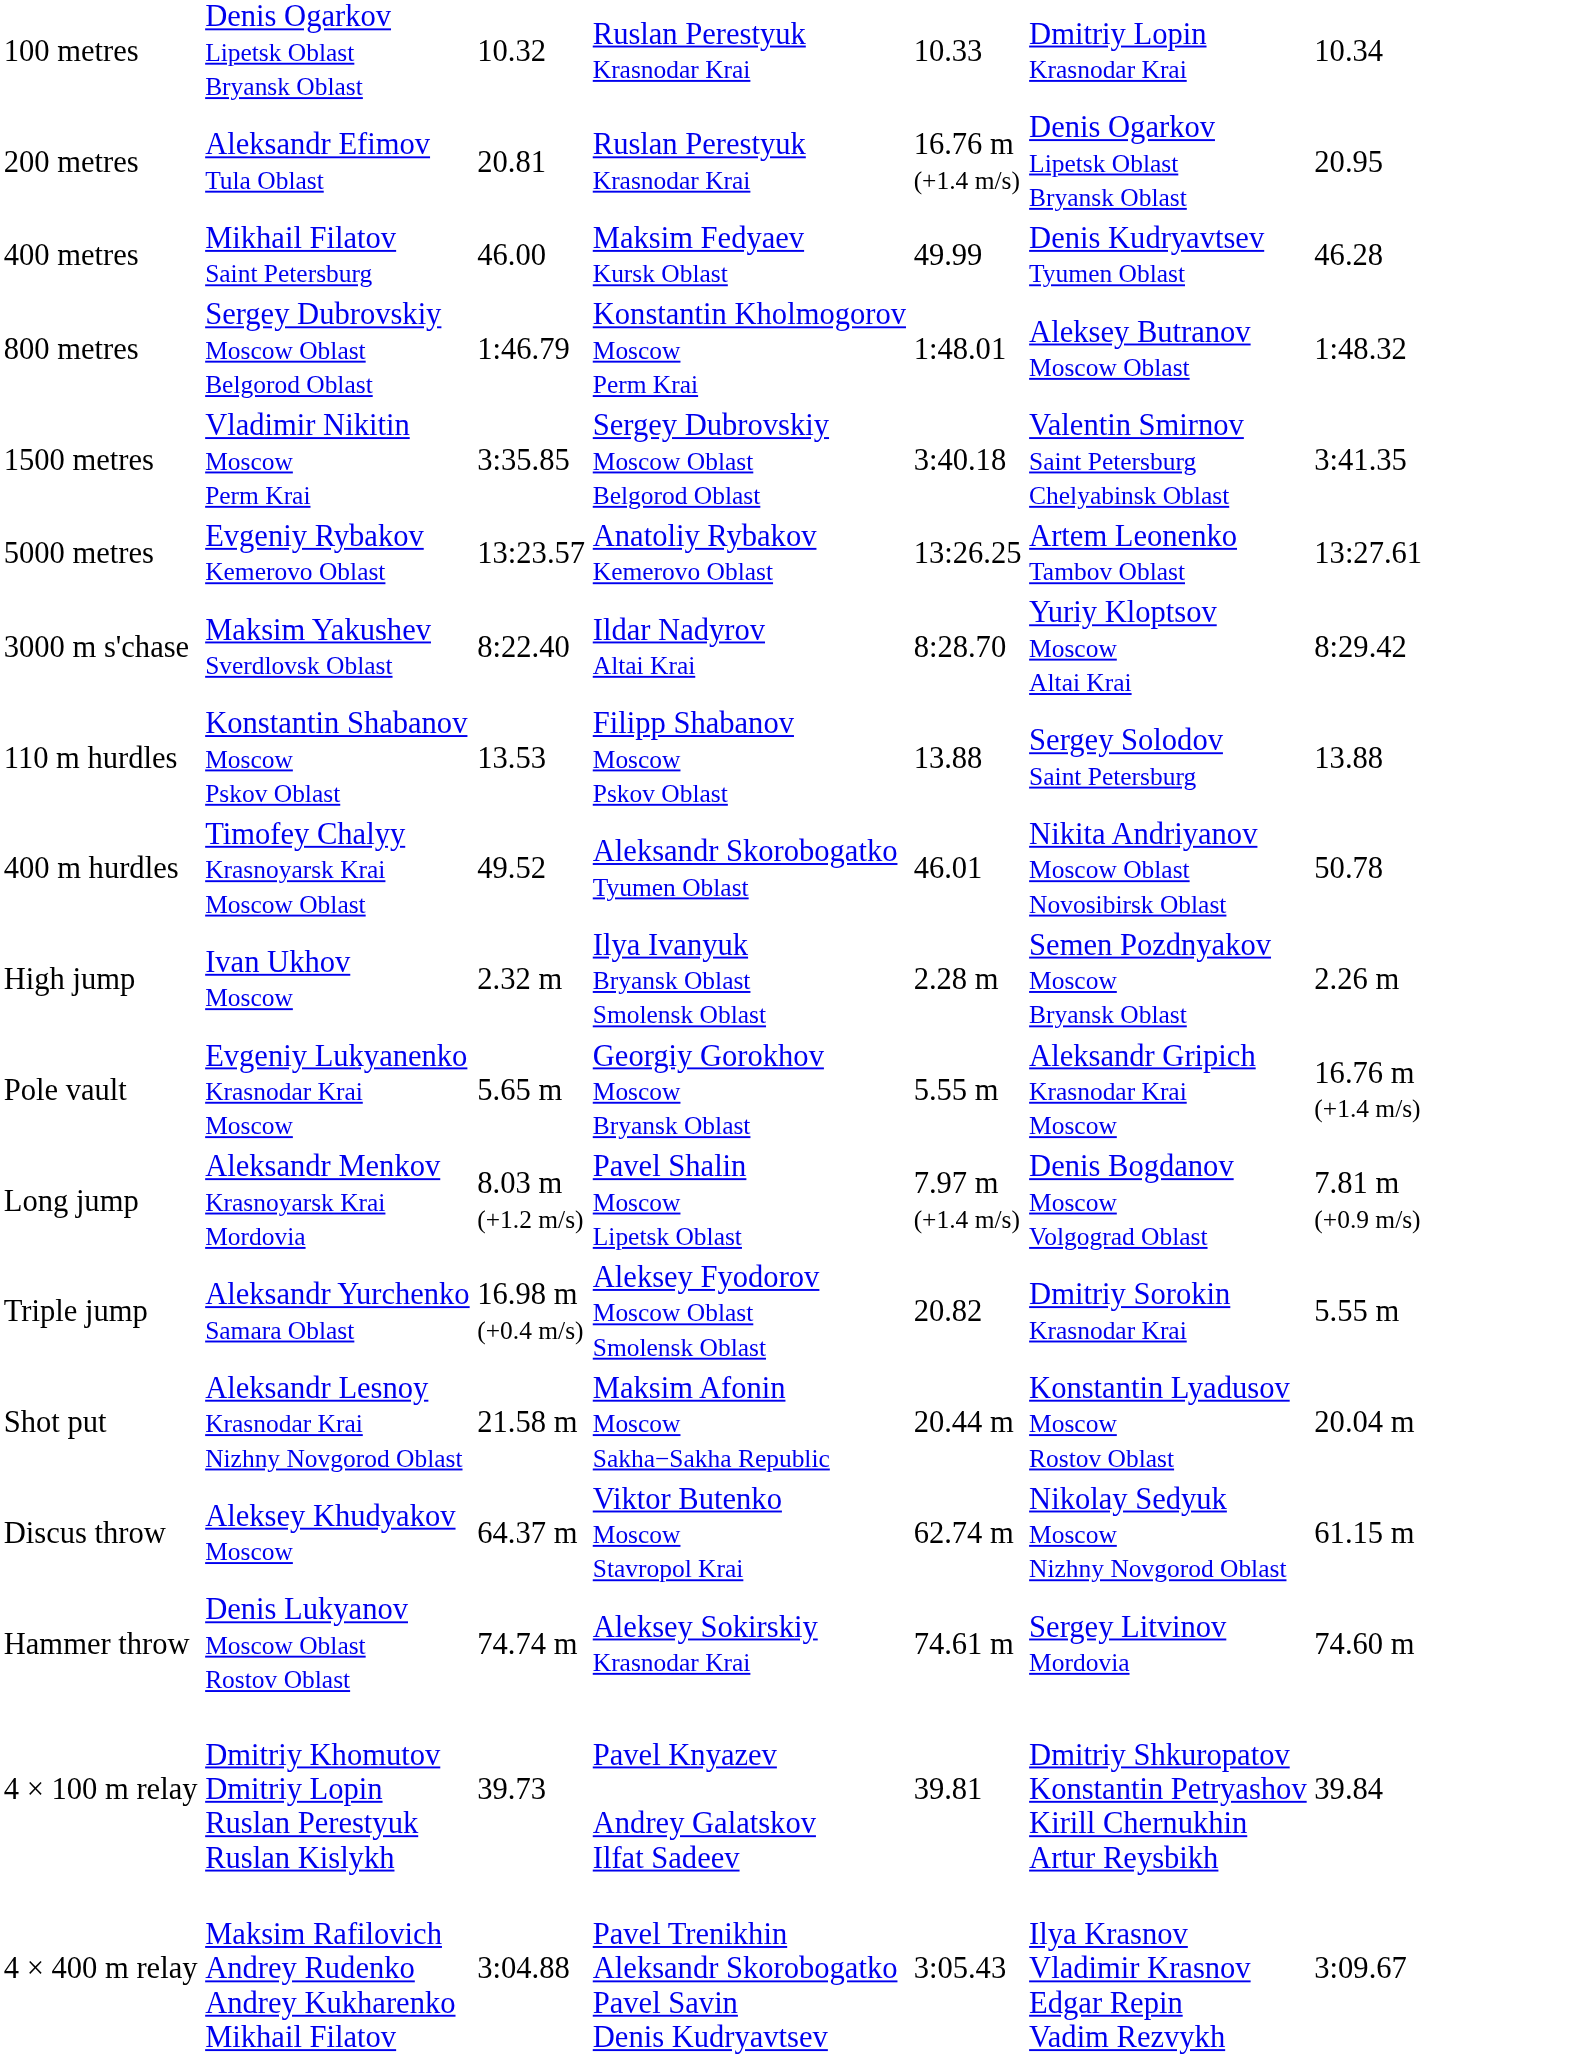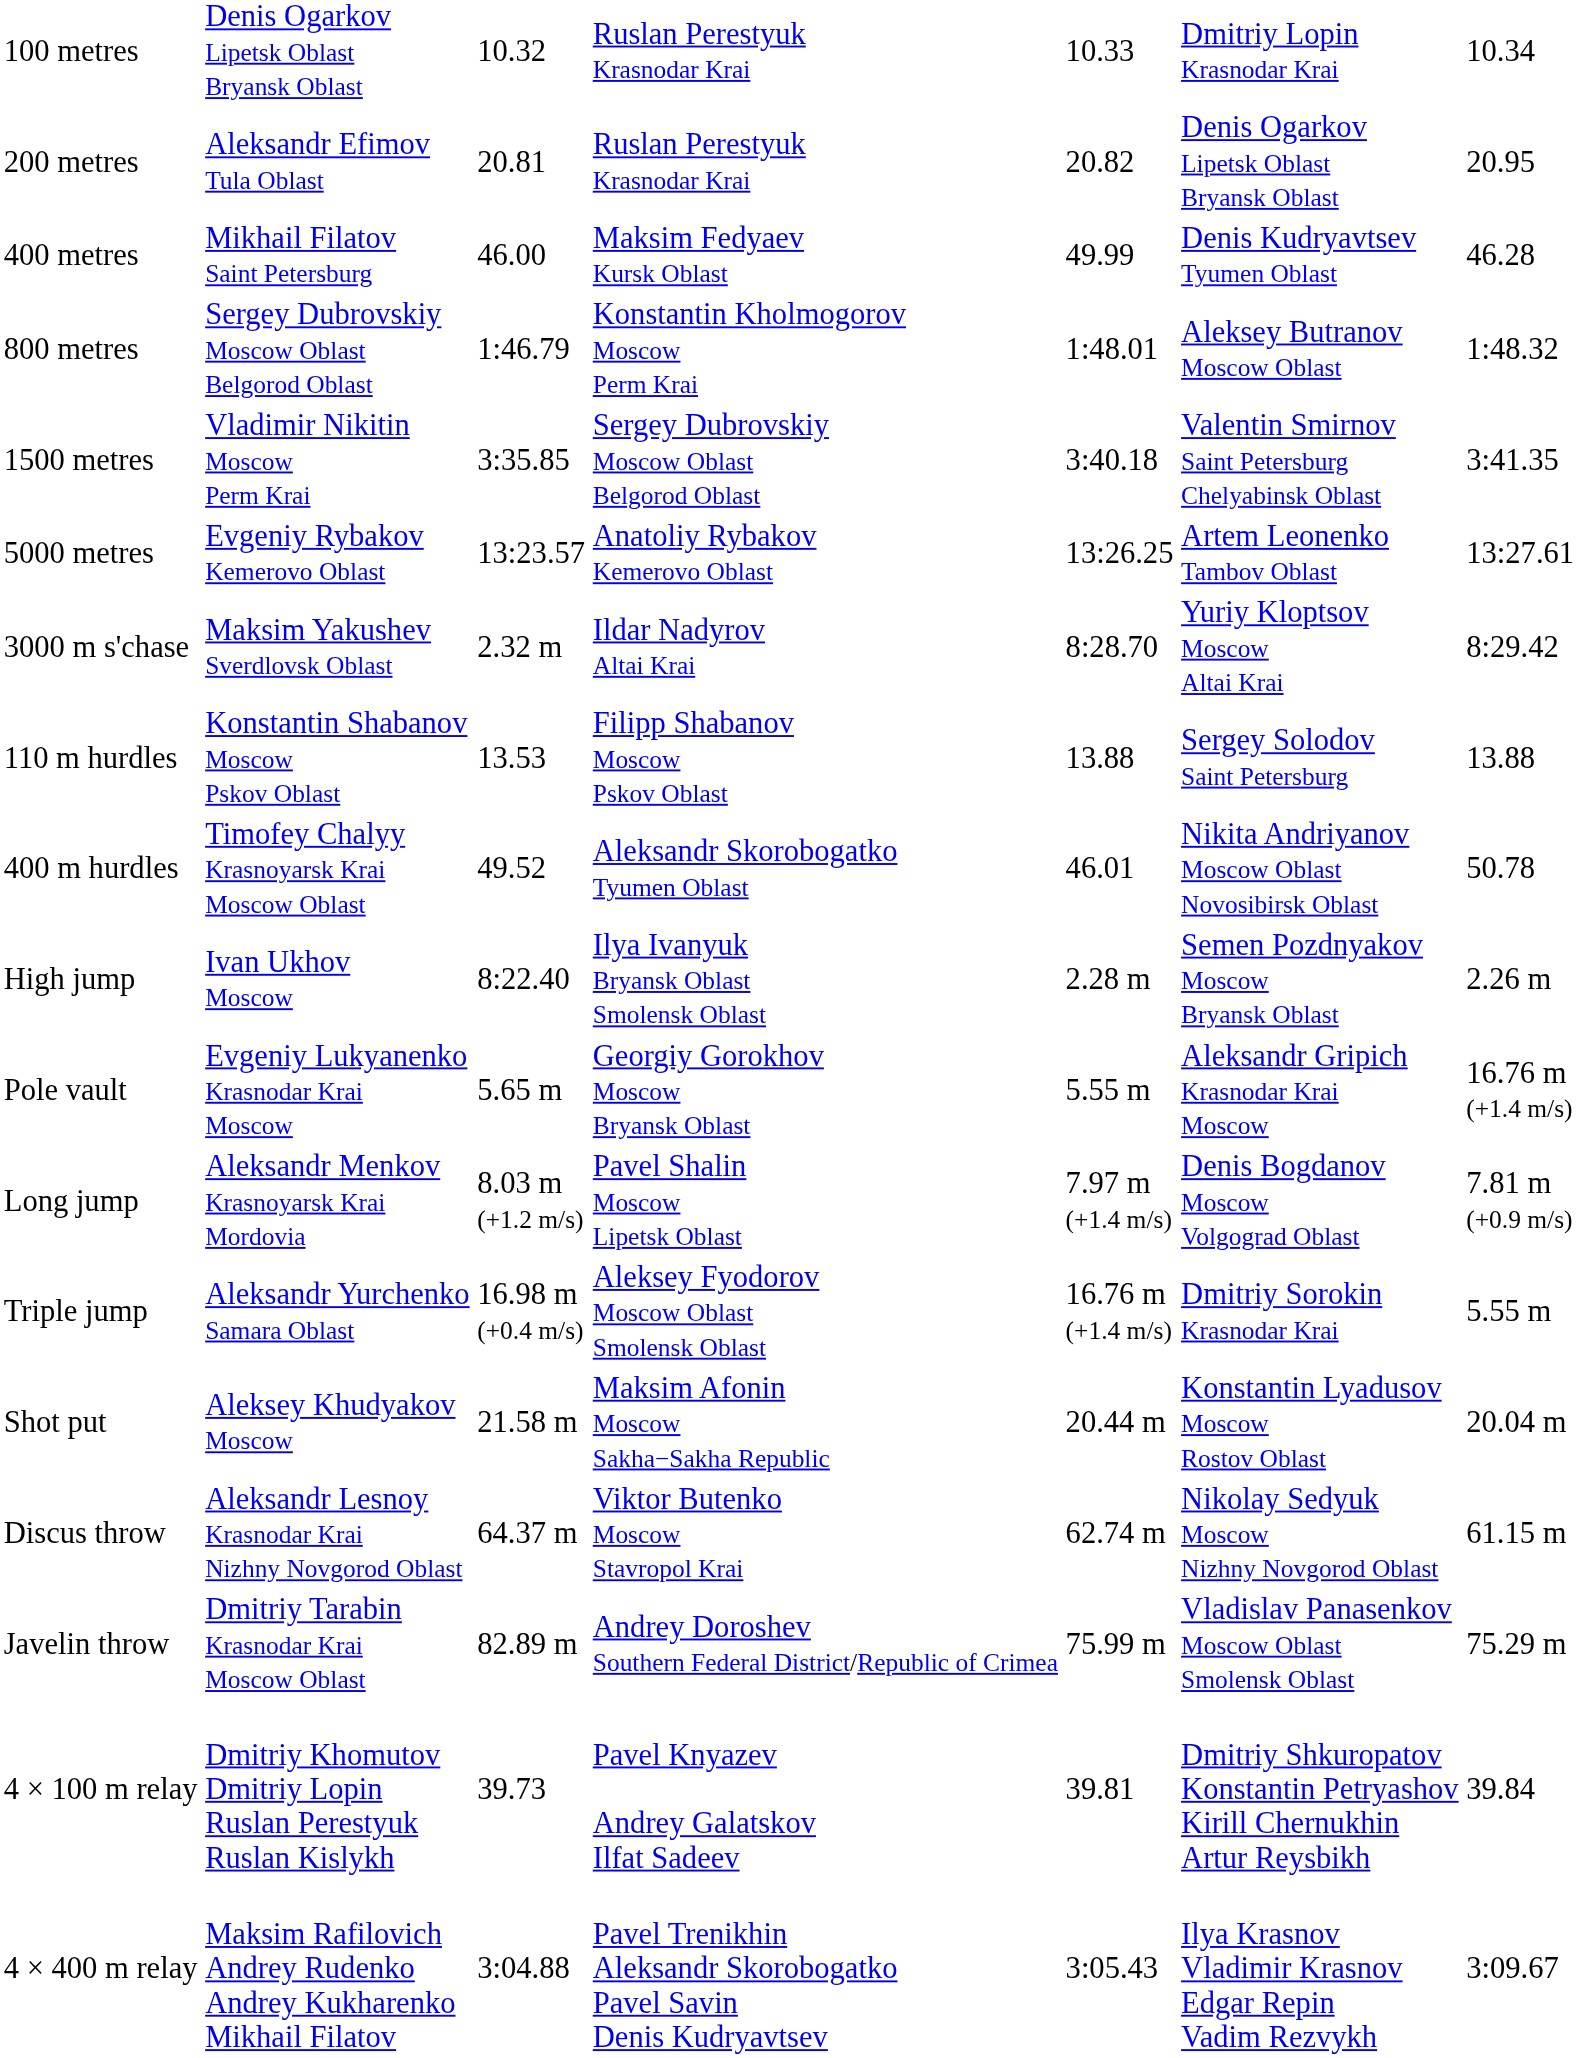(967, 161) 16.76 m (+1.4 m/s) -> (1100, 161) 20.82
(524, 646) 8:22.40 -> (520, 646) 2.32 m
(520, 979) 2.32 m -> (524, 979) 8:22.40
(948, 1311) 20.82 -> (1119, 1311) 16.76 m (+1.4 m/s)
(334, 1422) Aleksandr Lesnoy Krasnodar Krai Nizhny Novgorod Oblast -> (330, 1422) Aleksey Khudyakov Moscow
(330, 1533) Aleksey Khudyakov Moscow -> (334, 1533) Aleksandr Lesnoy Krasnodar Krai Nizhny Novgorod Oblast
- row: (97, 1643)
+ row: (86, 1643)
